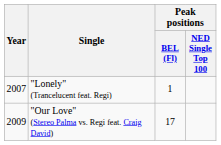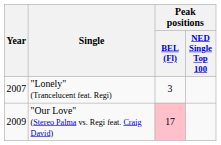(170, 89) 1 -> (170, 89) 3
(170, 121) no background -> (170, 121) pink background
